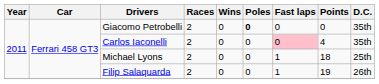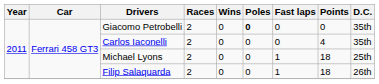(277, 42) pink background -> (277, 42) no background
(325, 72) 19 -> (325, 72) 18
